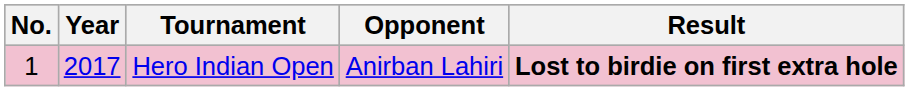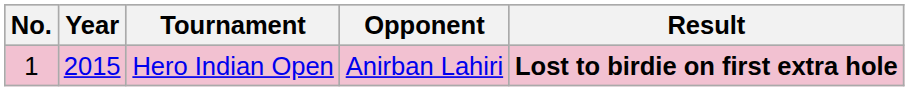(92, 66) 2017 -> (92, 66) 2015
